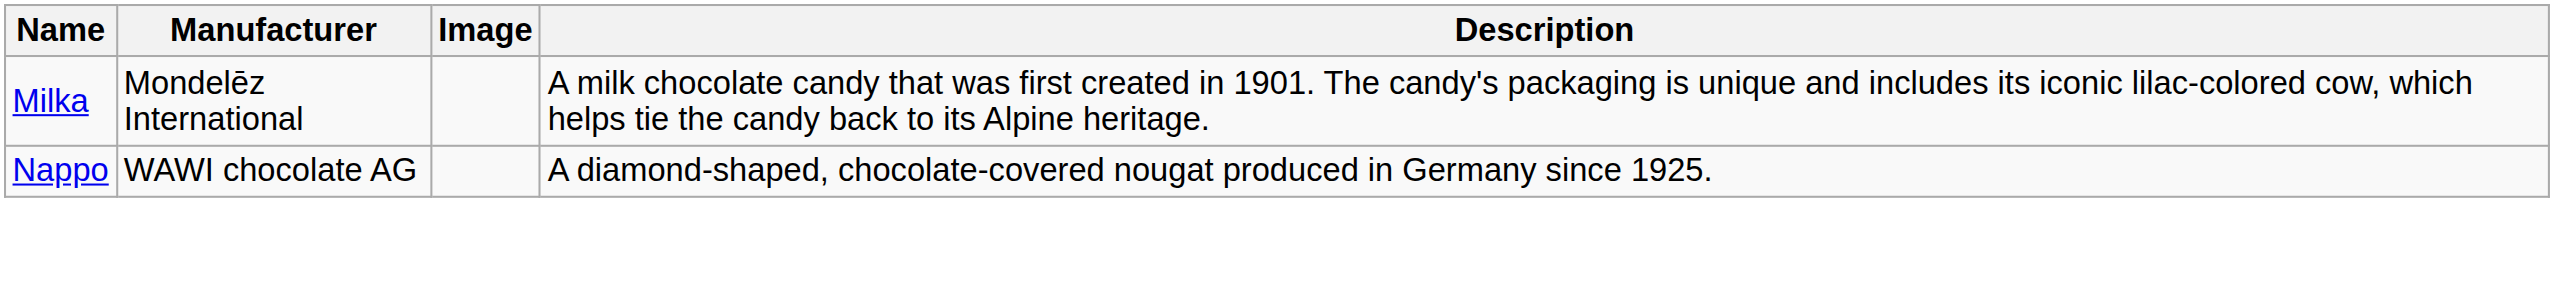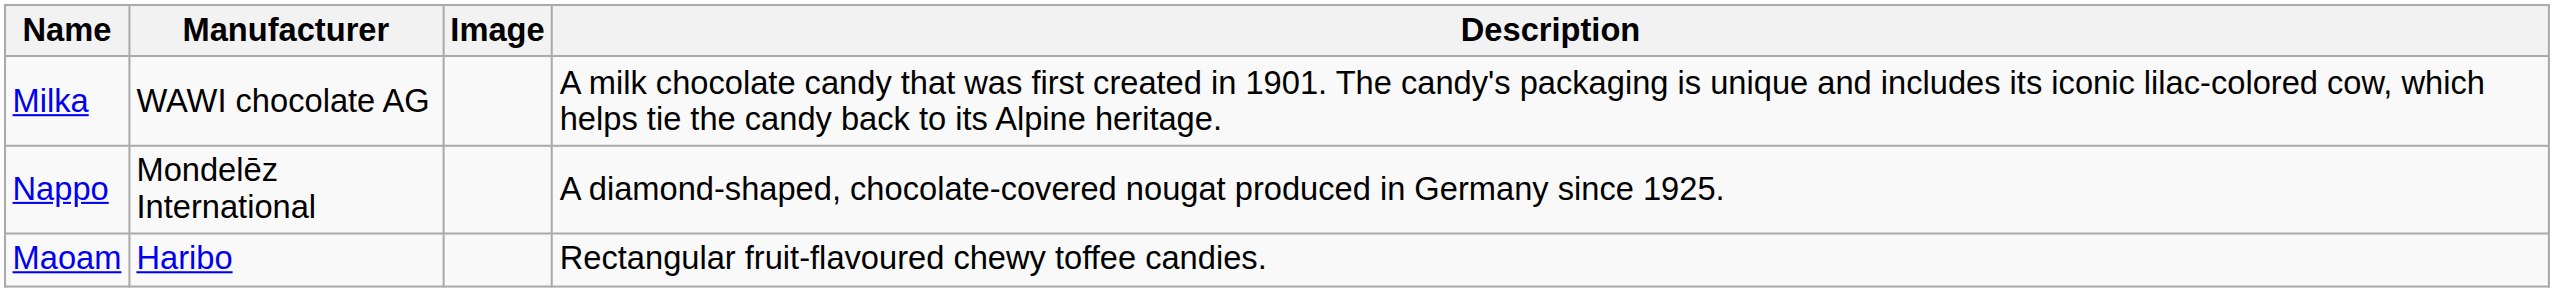(214, 100) Mondelēz International -> (283, 100) WAWI chocolate AG
(270, 170) WAWI chocolate AG -> (226, 188) Mondelēz International
+ row: (67, 259)
